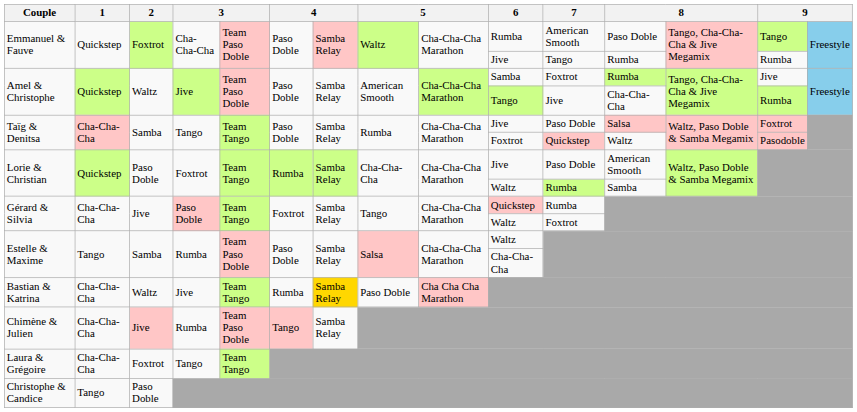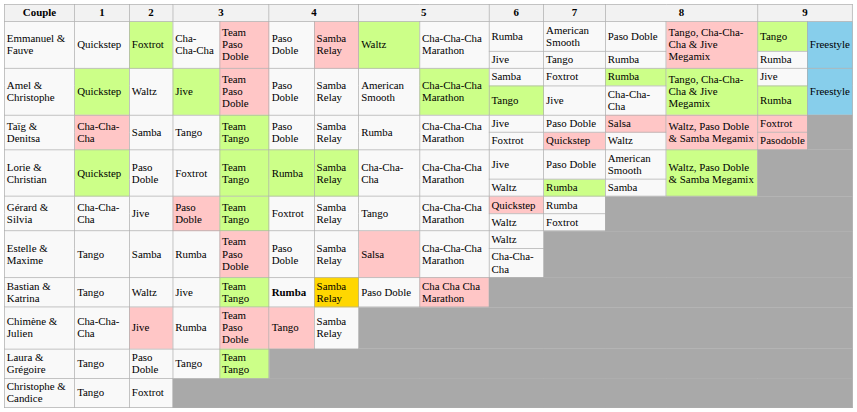(98, 292) Cha-Cha-Cha -> (91, 292) Tango
(288, 292) normal -> (289, 292) bold
(98, 363) Cha-Cha-Cha -> (91, 363) Tango
(148, 363) Foxtrot -> (145, 363) Paso Doble
(145, 393) Paso Doble -> (148, 393) Foxtrot
